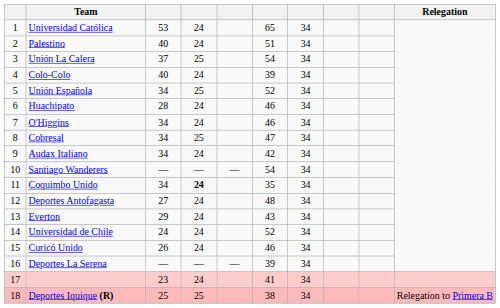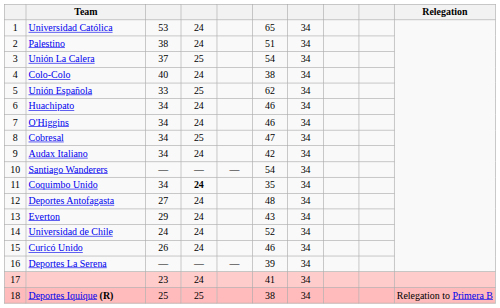(163, 43) 40 -> (163, 43) 38
(270, 75) 39 -> (270, 75) 38
(163, 91) 34 -> (163, 91) 33
(270, 91) 52 -> (270, 91) 62
(163, 106) 28 -> (163, 106) 34
